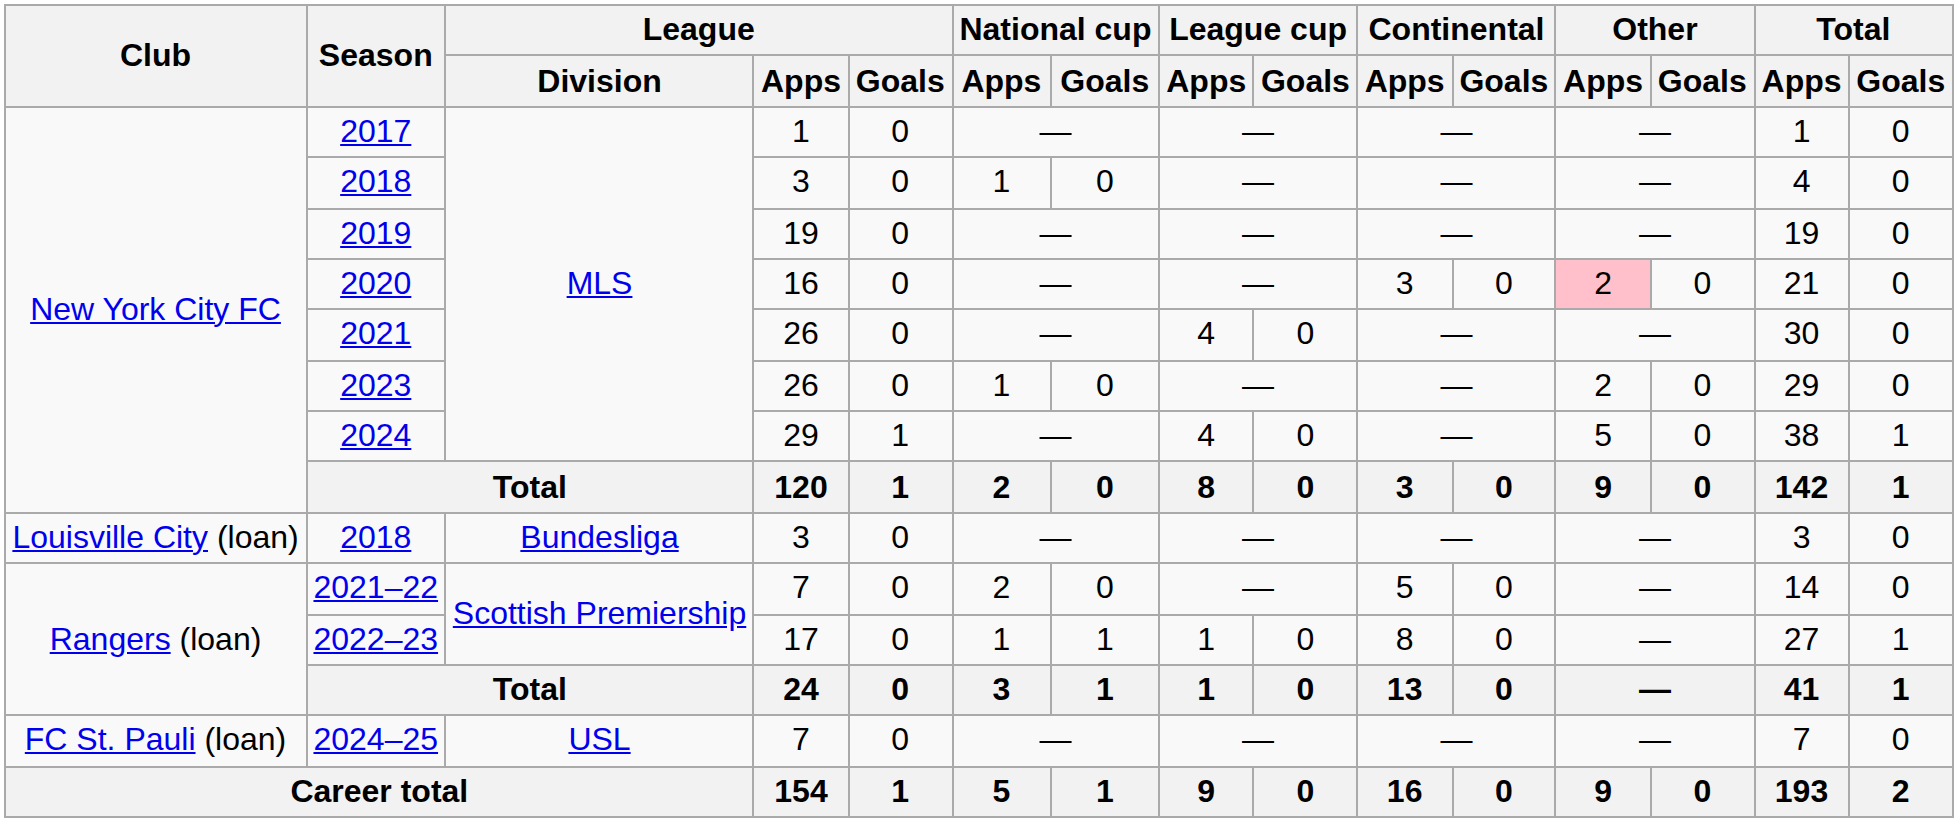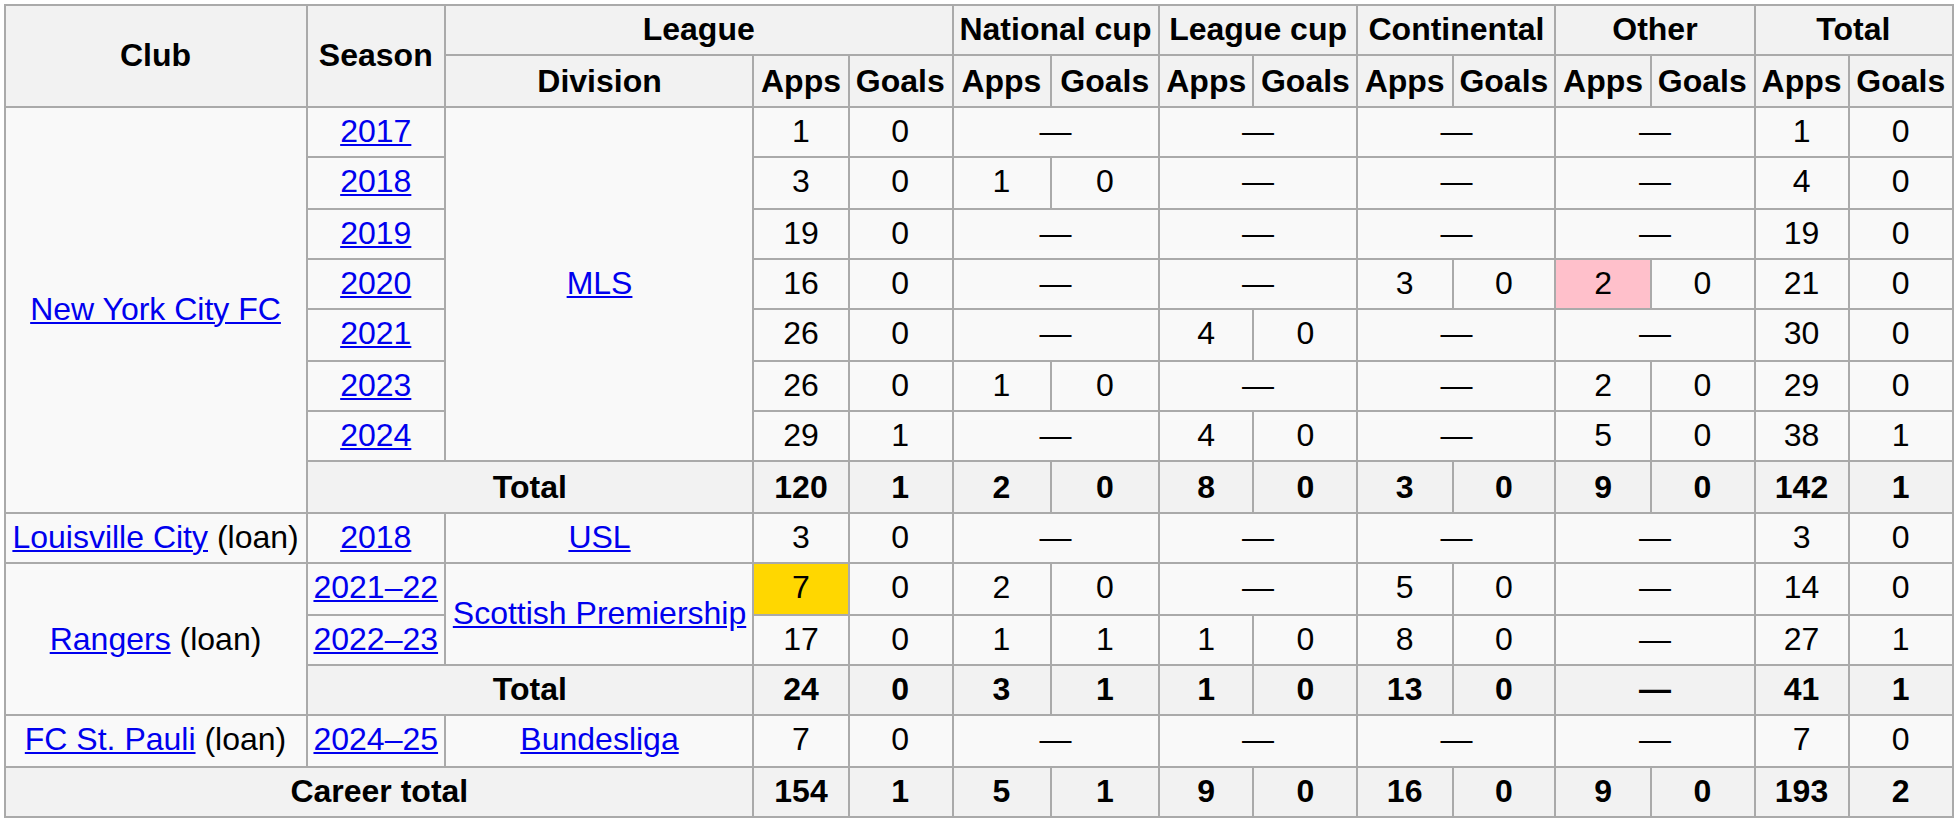(600, 537) Bundesliga -> (600, 537) USL
(801, 588) no background -> (801, 588) gold background
(600, 740) USL -> (600, 740) Bundesliga
